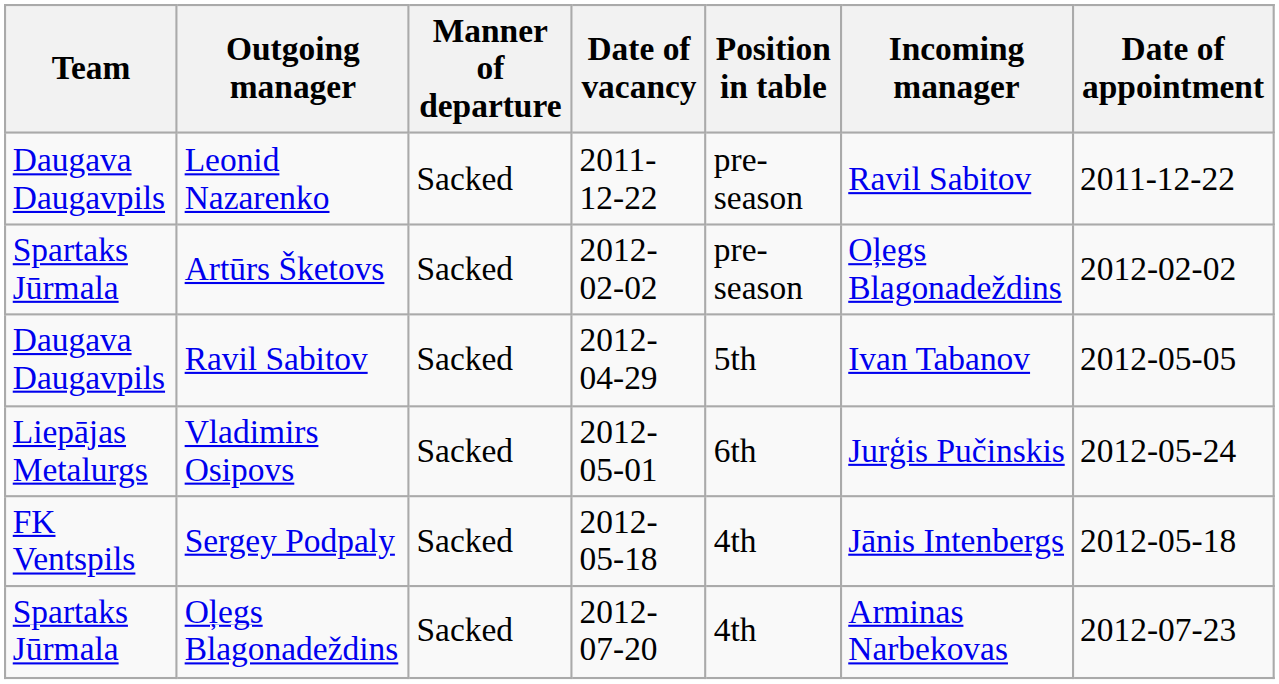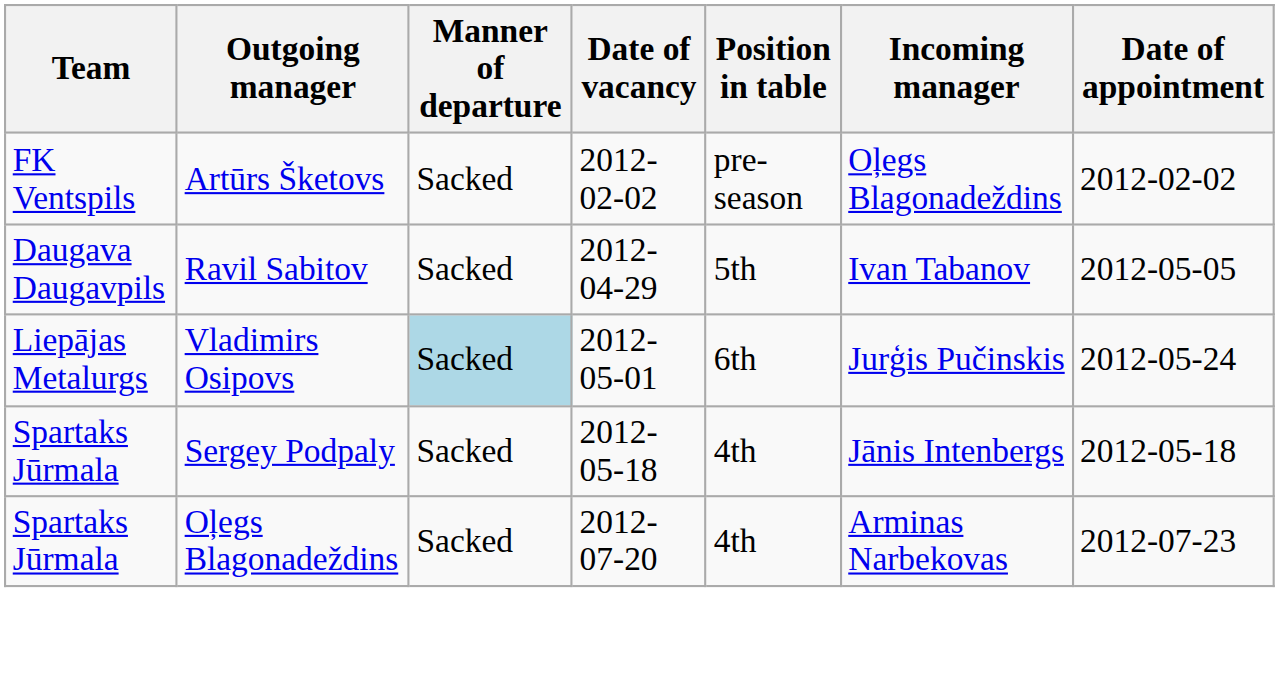- row: (257, 178)
(70, 268) Spartaks Jūrmala -> (74, 178) FK Ventspils
(465, 450) no background -> (465, 359) lightblue background
(74, 540) FK Ventspils -> (70, 450) Spartaks Jūrmala
